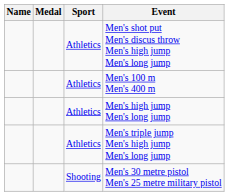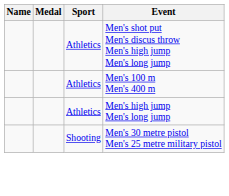- row: (139, 144)
